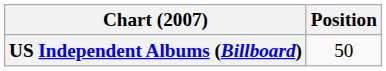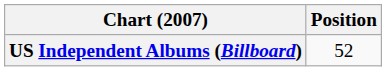(344, 50) 50 -> (344, 50) 52
